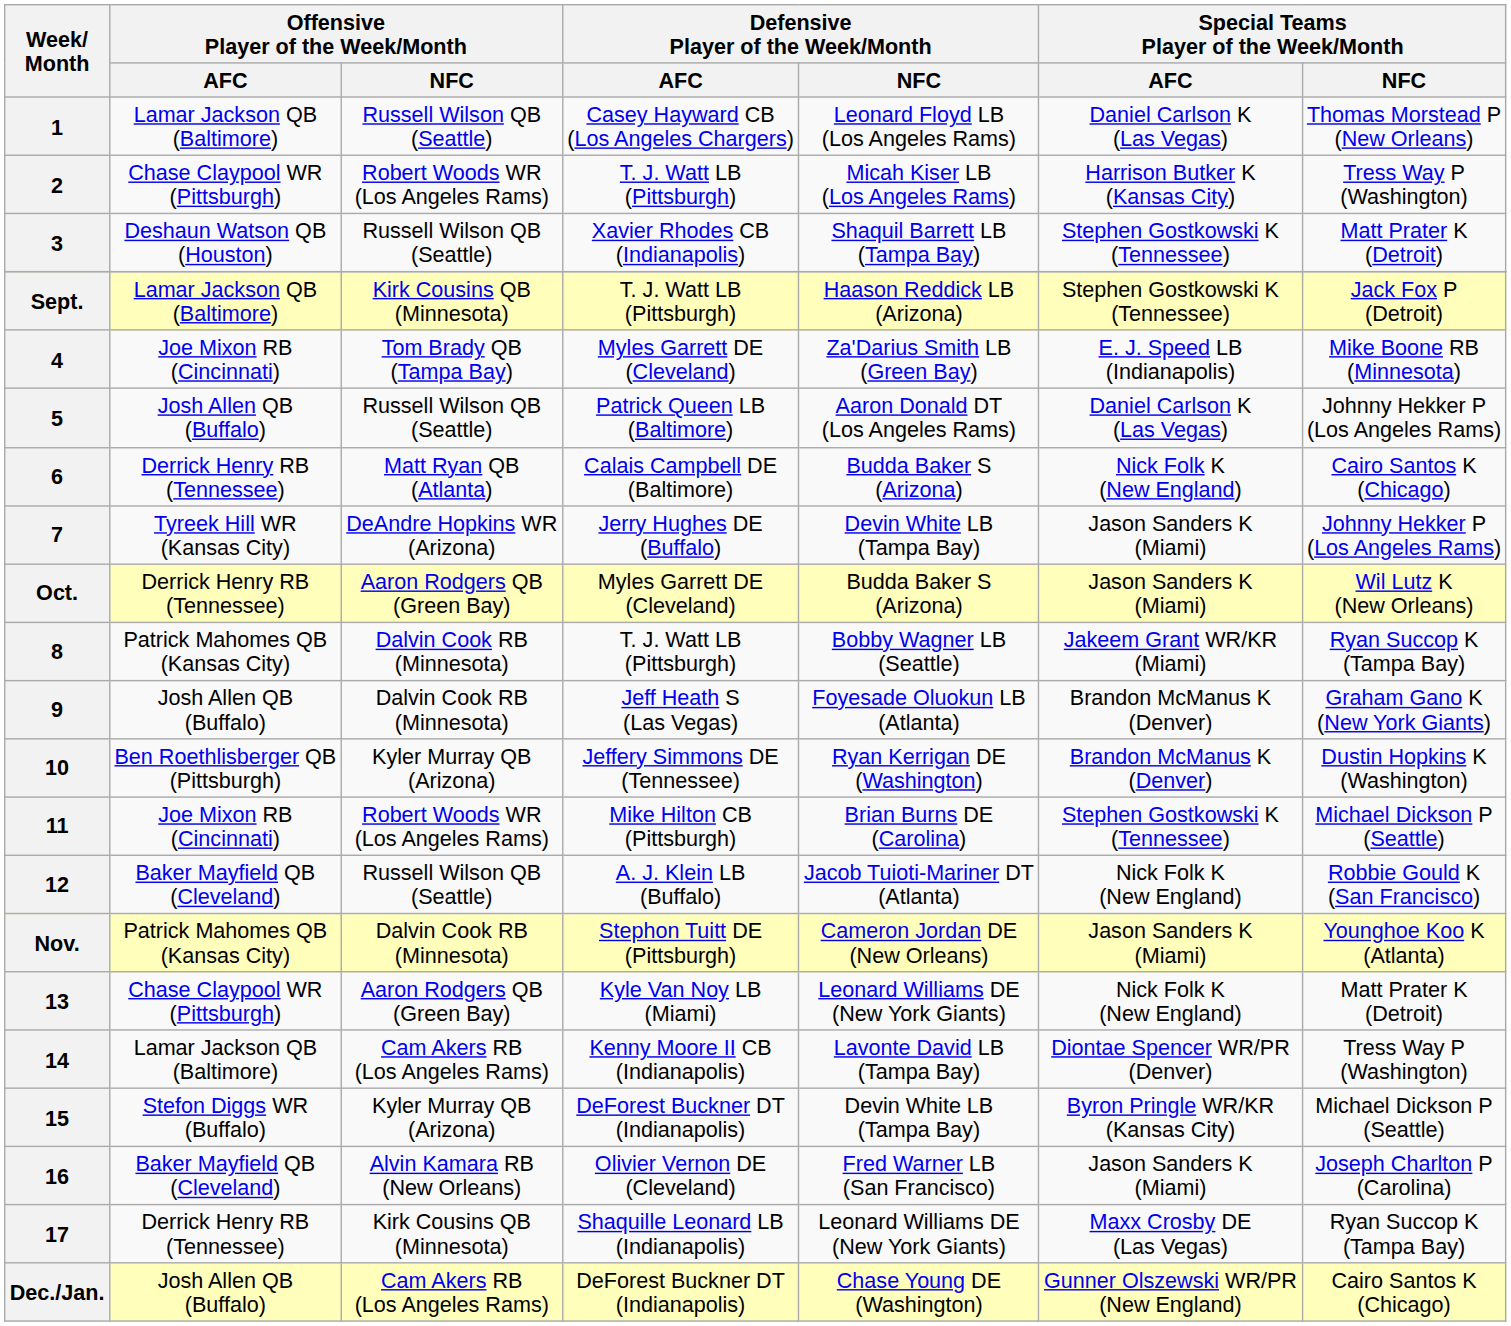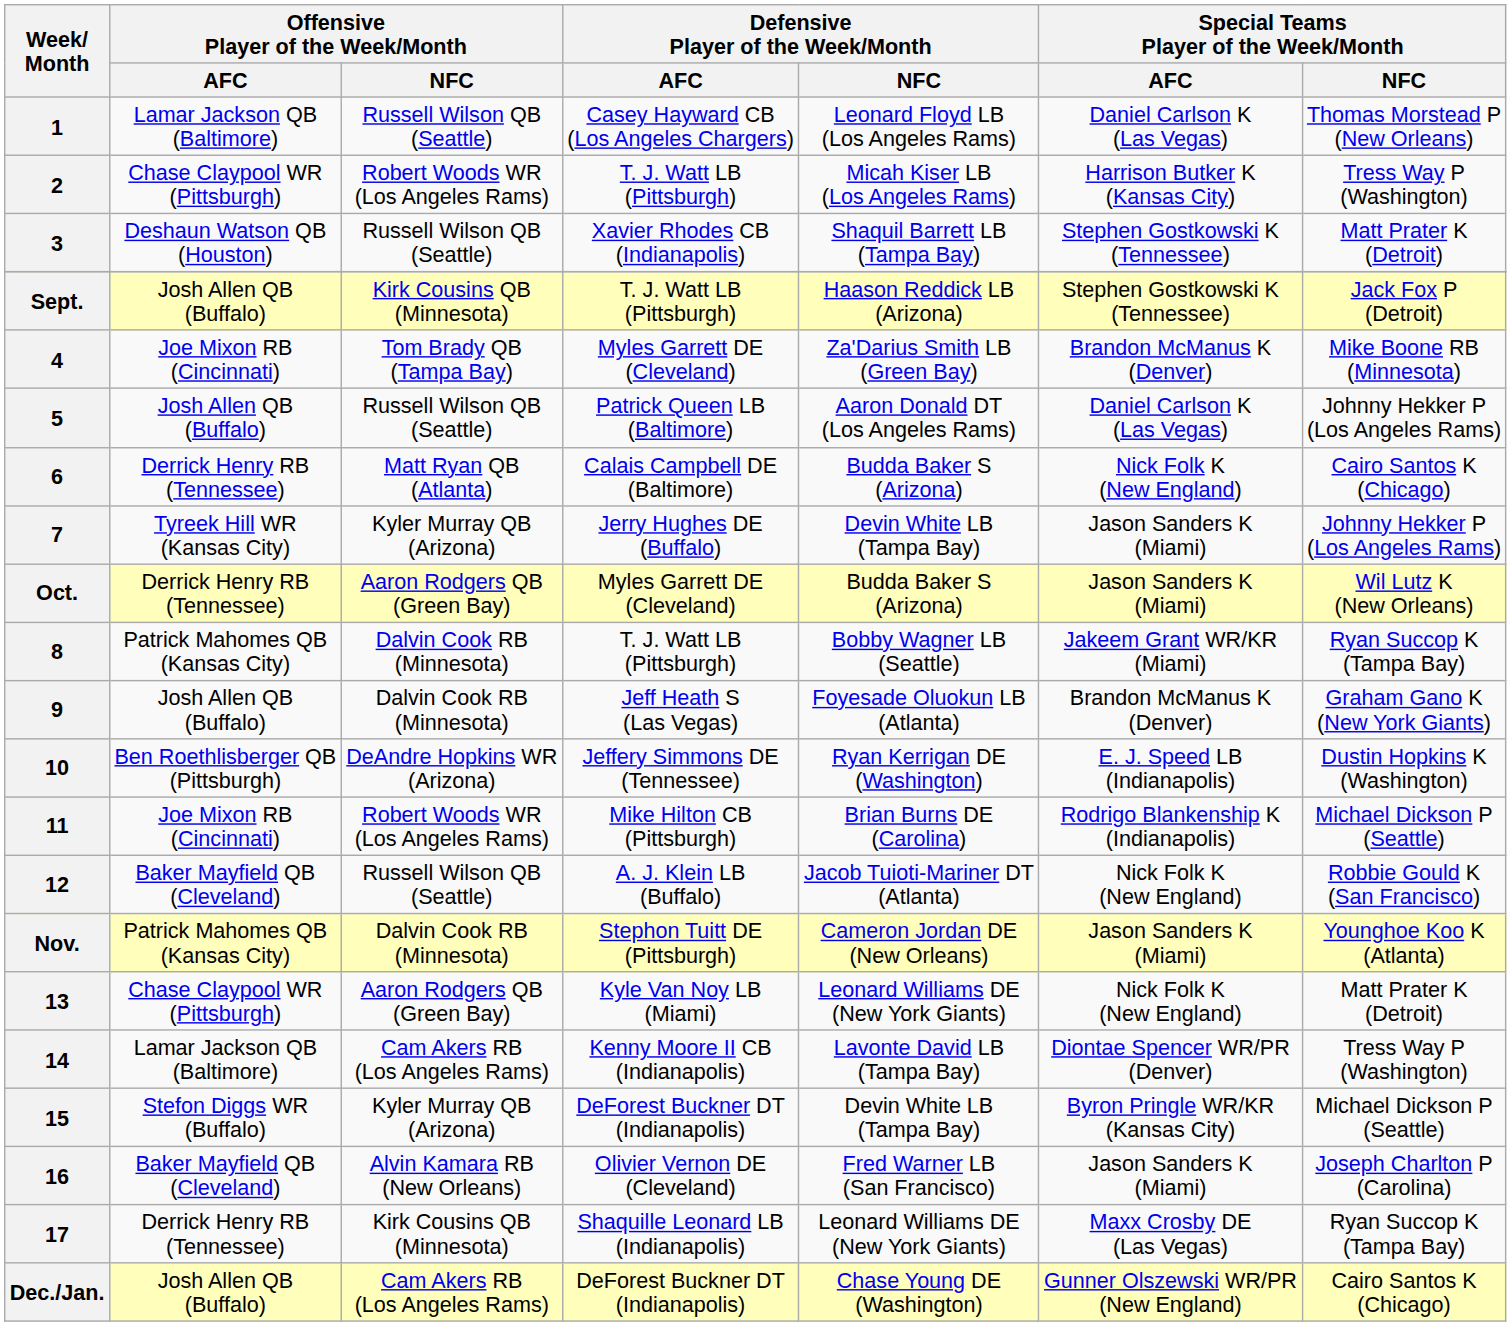(225, 301) Lamar Jackson QB (Baltimore) -> (225, 301) Josh Allen QB (Buffalo)
(1170, 360) E. J. Speed LB (Indianapolis) -> (1170, 360) Brandon McManus K (Denver)
(452, 535) DeAndre Hopkins WR (Arizona) -> (452, 535) Kyler Murray QB (Arizona)
(452, 768) Kyler Murray QB (Arizona) -> (452, 768) DeAndre Hopkins WR (Arizona)
(1170, 768) Brandon McManus K (Denver) -> (1170, 768) E. J. Speed LB (Indianapolis)
(1170, 826) Stephen Gostkowski K (Tennessee) -> (1170, 826) Rodrigo Blankenship K (Indianapolis)
